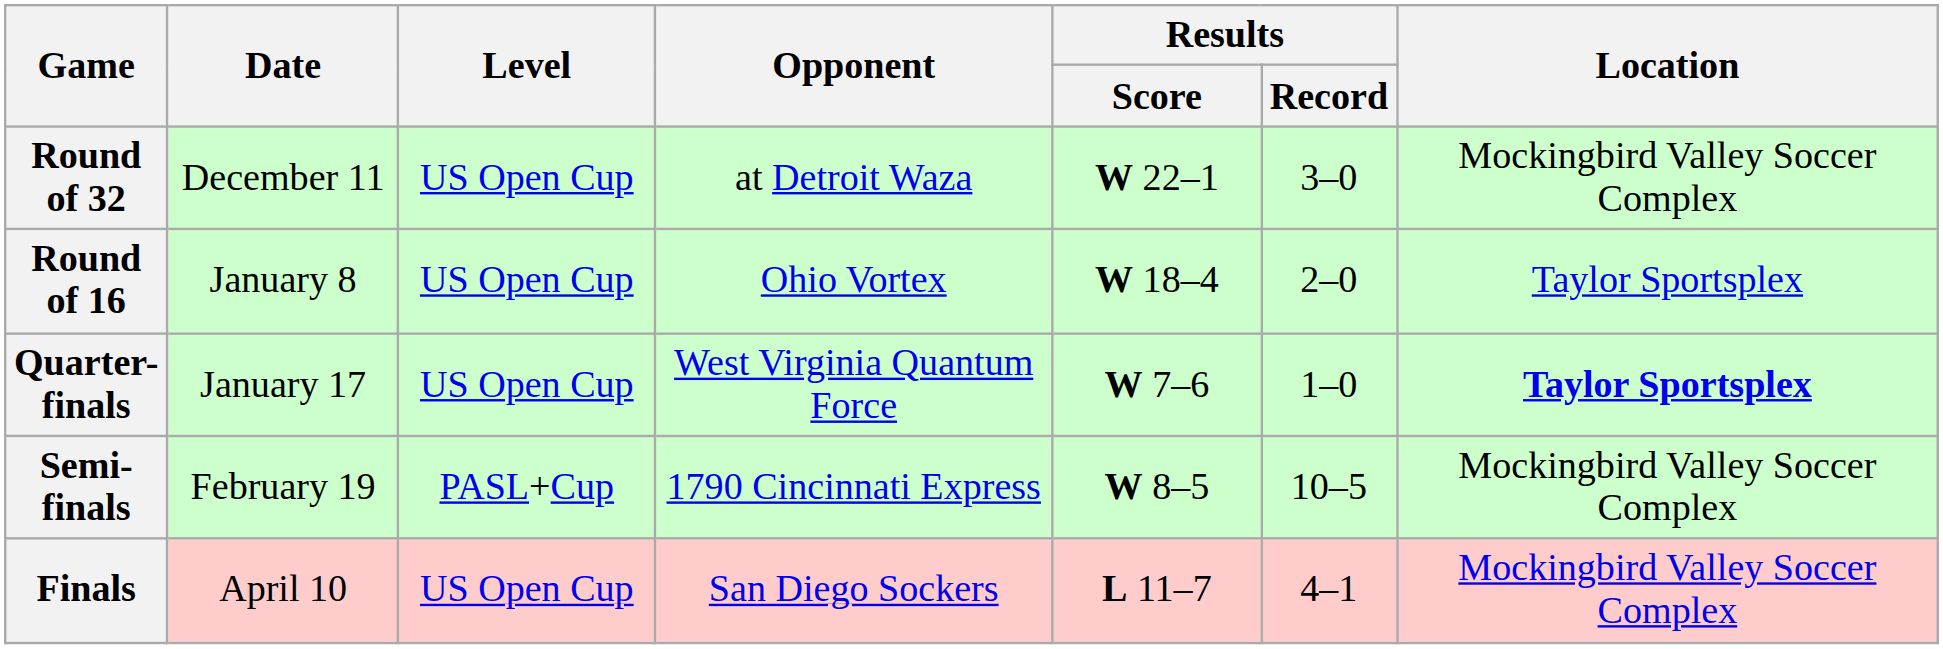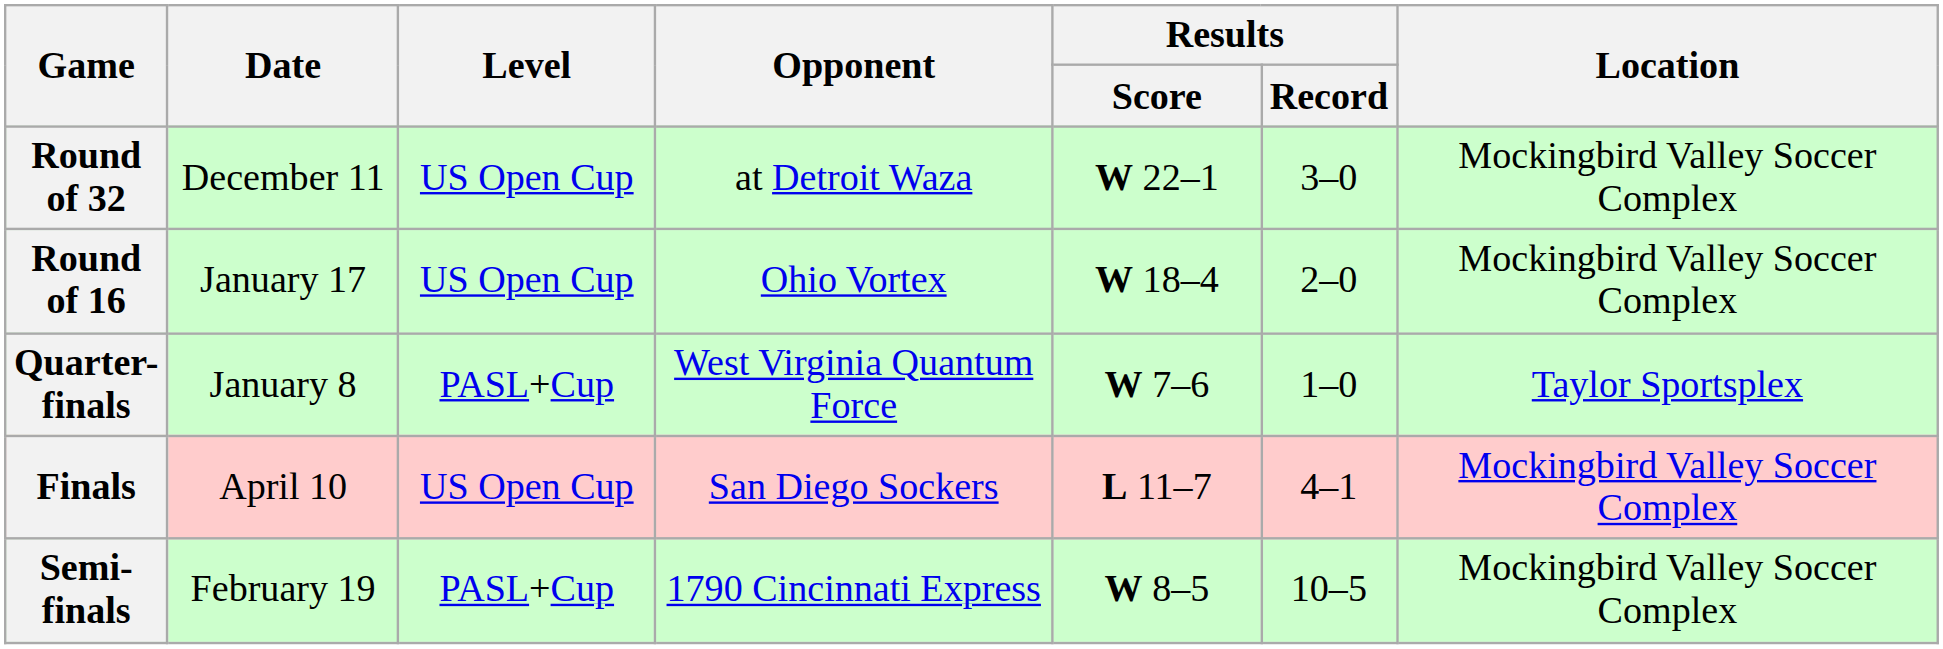(283, 280) January 8 -> (283, 280) January 17
(1667, 280) Taylor Sportsplex -> (1667, 280) Mockingbird Valley Soccer Complex
(283, 383) January 17 -> (283, 383) January 8
(527, 383) US Open Cup -> (527, 383) PASL+Cup
(1667, 383) bold -> (1667, 383) normal
rows swapped: (86, 486) <-> (86, 589)
